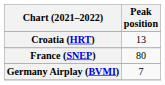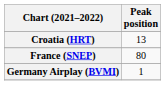(141, 71) 7 -> (141, 71) 1
